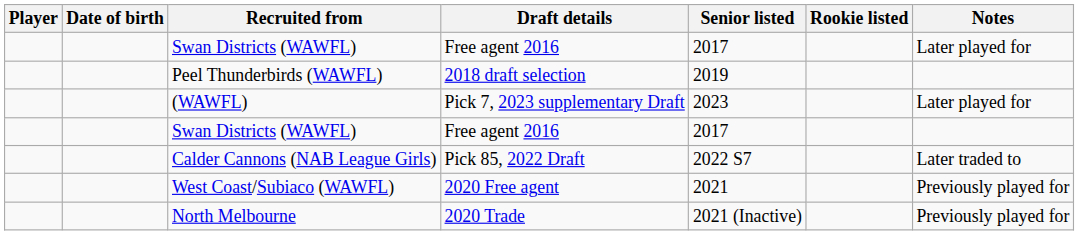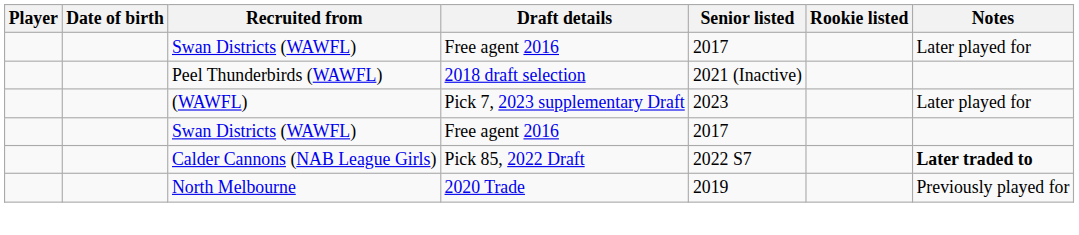(711, 74) 2019 -> (747, 74) 2021 (Inactive)
(969, 159) normal -> (975, 159) bold
- row: (283, 187)
(747, 215) 2021 (Inactive) -> (711, 187) 2019
